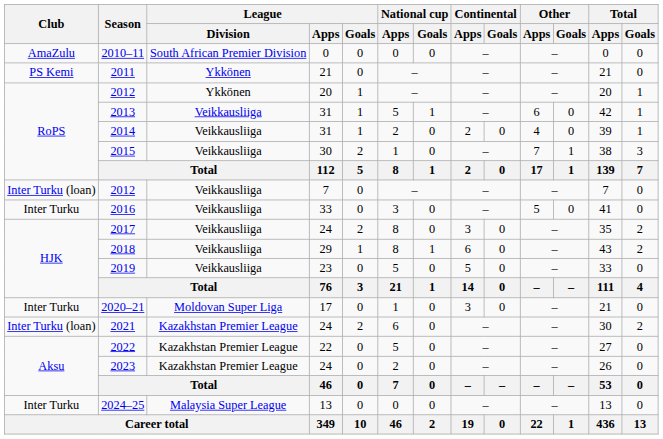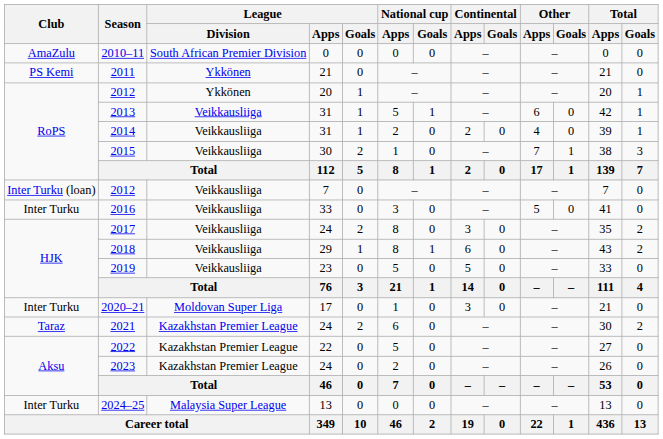(51, 326) Inter Turku (loan) -> (51, 326) Taraz
